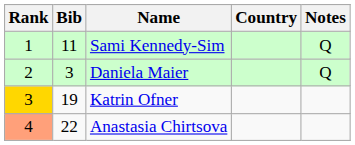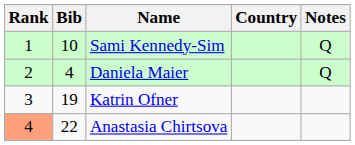(69, 45) 11 -> (69, 45) 10
(69, 72) 3 -> (69, 72) 4
(28, 99) gold background -> (28, 99) no background
